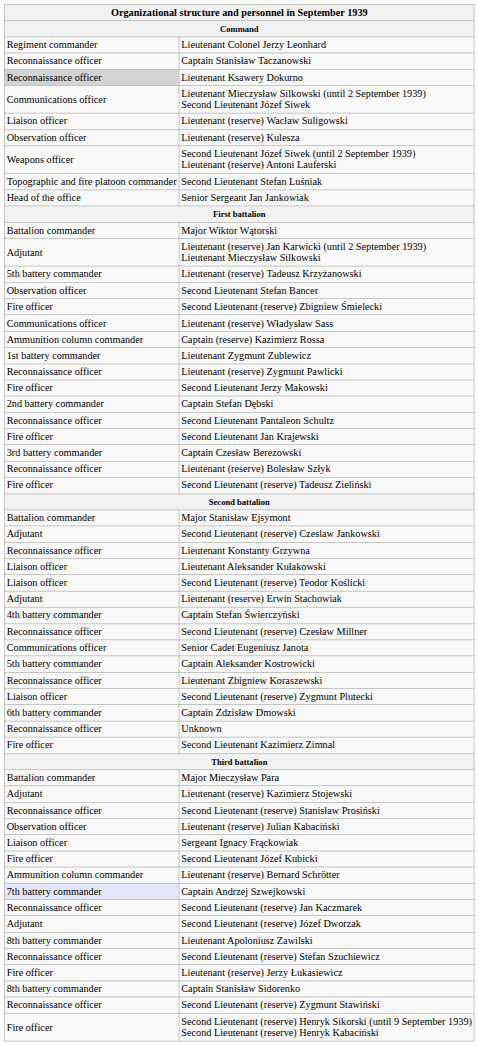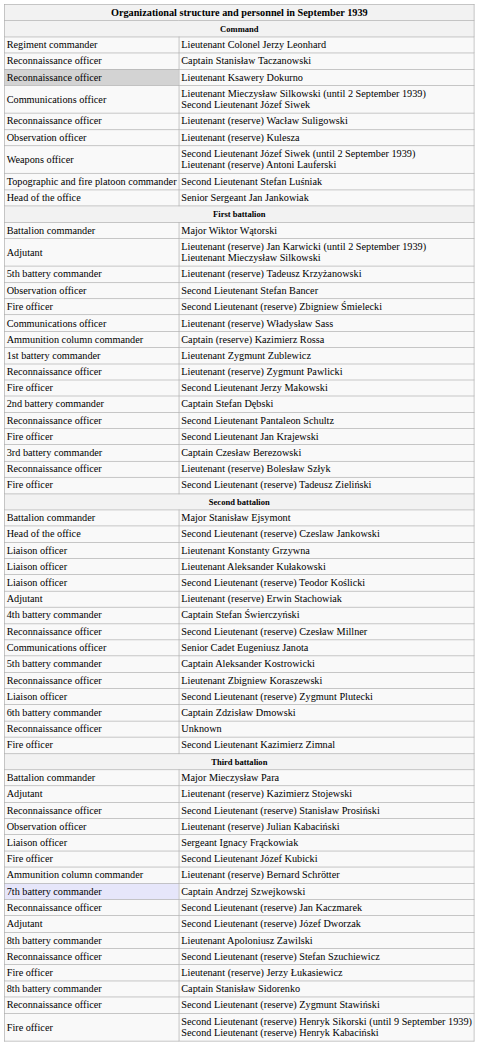(37, 121) Liaison officer -> (54, 121) Reconnaissance officer
(25, 534) Adjutant -> (44, 534) Head of the office
(54, 550) Reconnaissance officer -> (37, 550) Liaison officer
